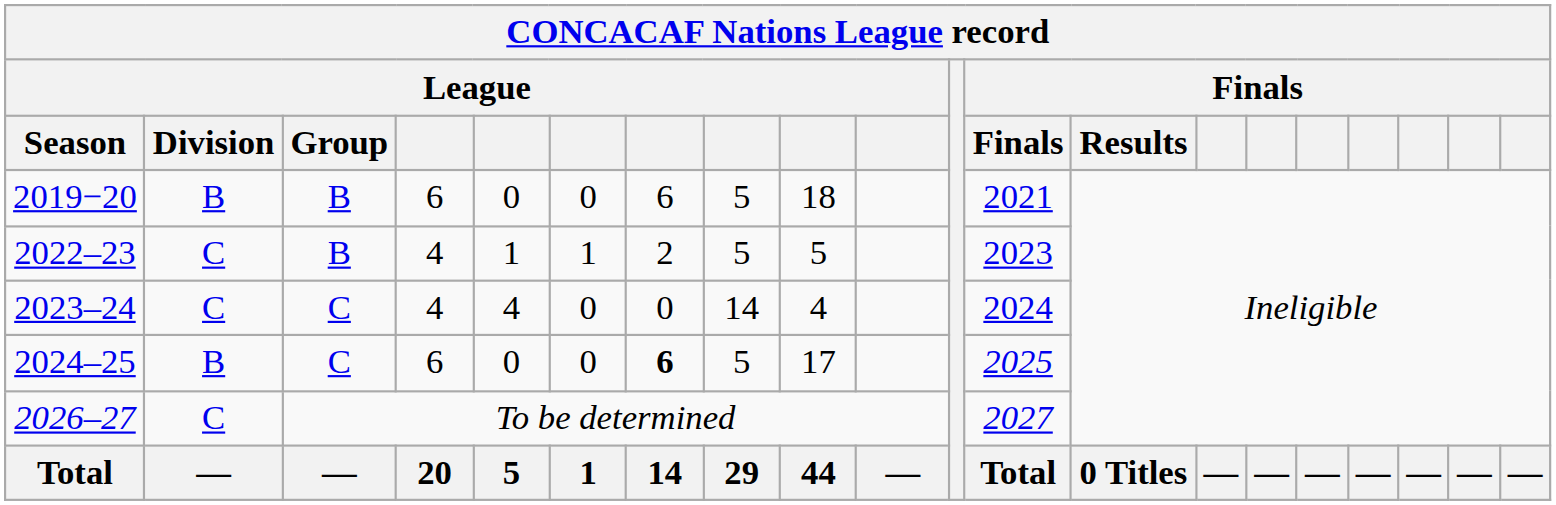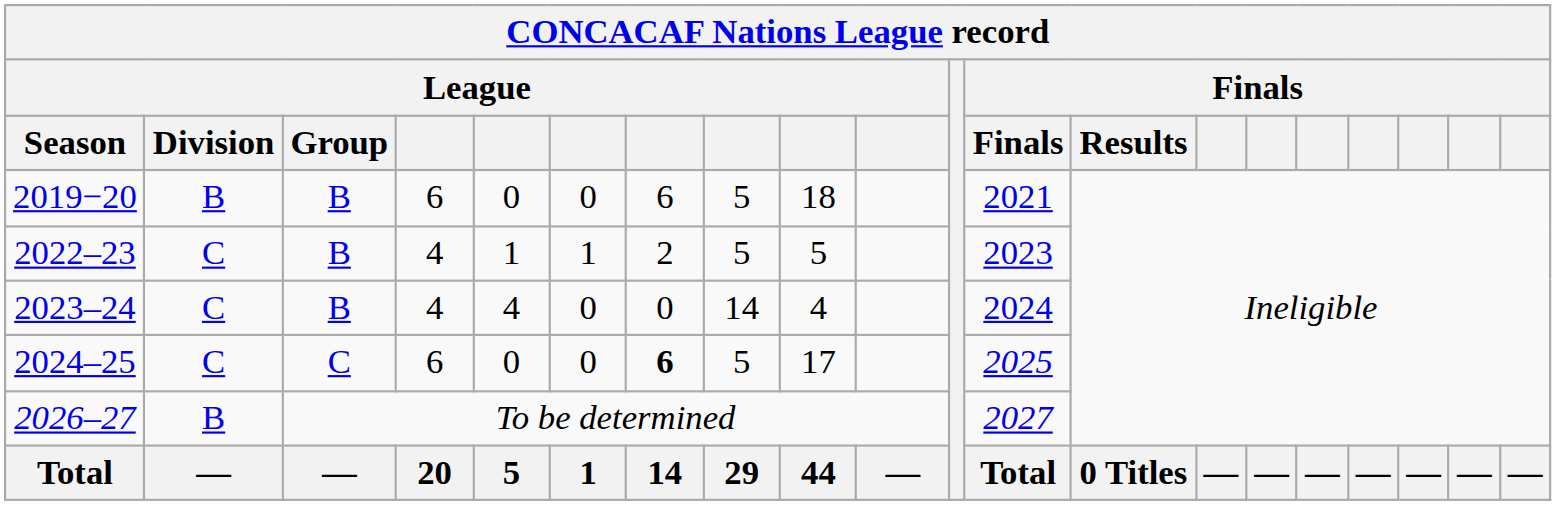(339, 307) C -> (339, 307) B
(214, 362) B -> (214, 362) C
(214, 417) C -> (214, 417) B
